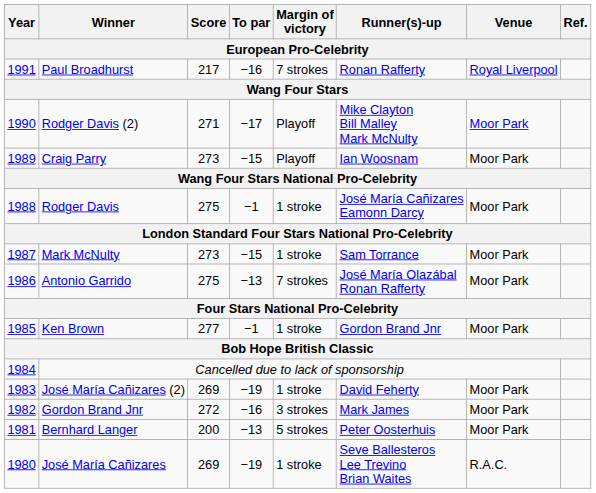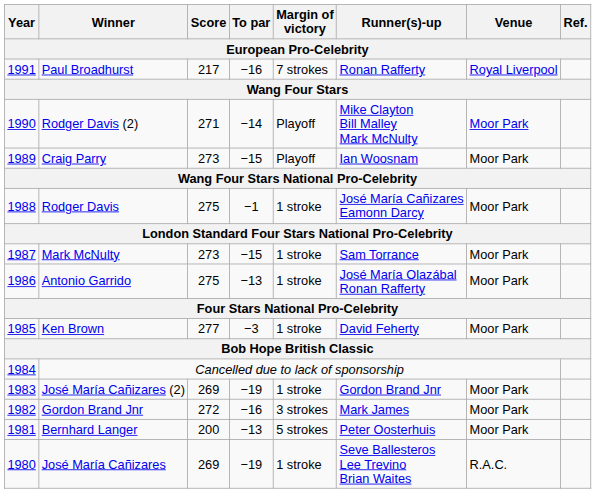(251, 124) −17 -> (251, 124) −14
(302, 281) 7 strokes -> (299, 281) 1 stroke
(251, 329) −1 -> (251, 329) −3
(390, 329) Gordon Brand Jnr -> (379, 329) David Feherty
(379, 389) David Feherty -> (390, 389) Gordon Brand Jnr
